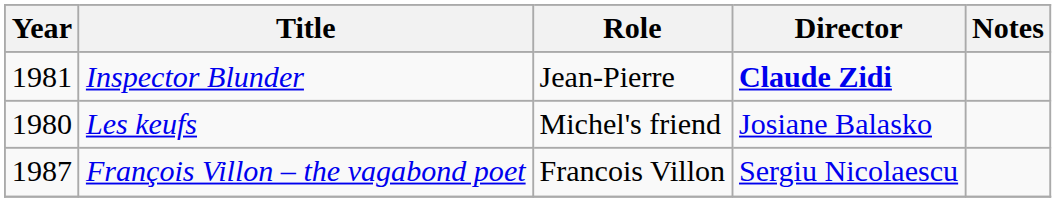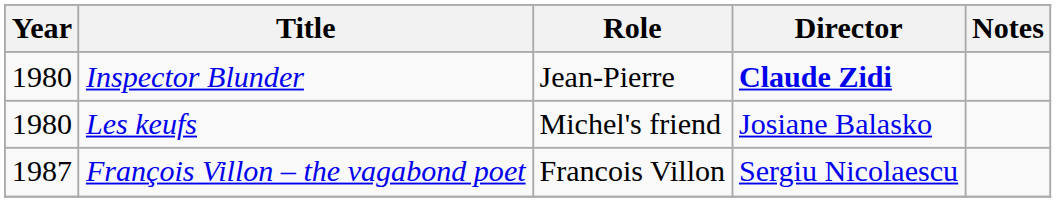(42, 76) 1981 -> (42, 76) 1980
